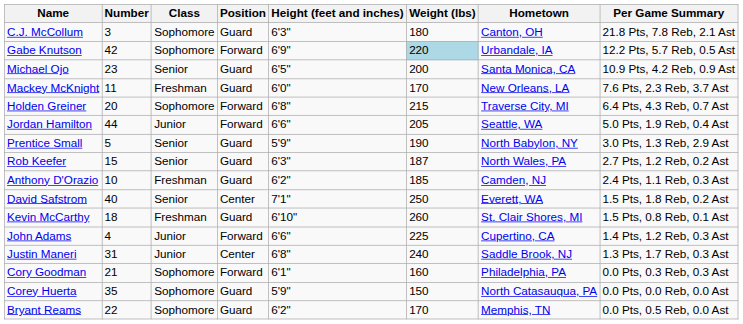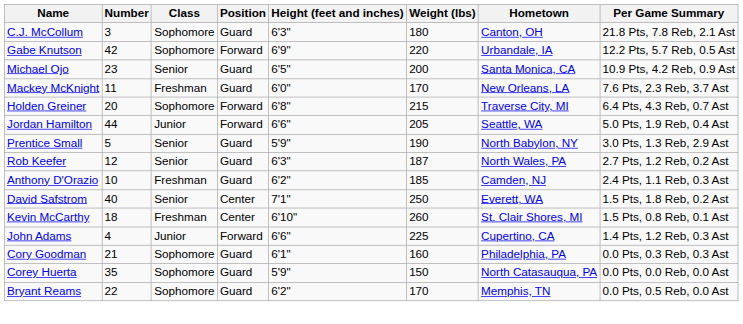(419, 50) lightblue background -> (419, 50) no background
(111, 161) 15 -> (111, 161) 12
(236, 217) Guard -> (237, 217) Center
- row: (42, 254)
(241, 273) Forward -> (236, 254) Guard
